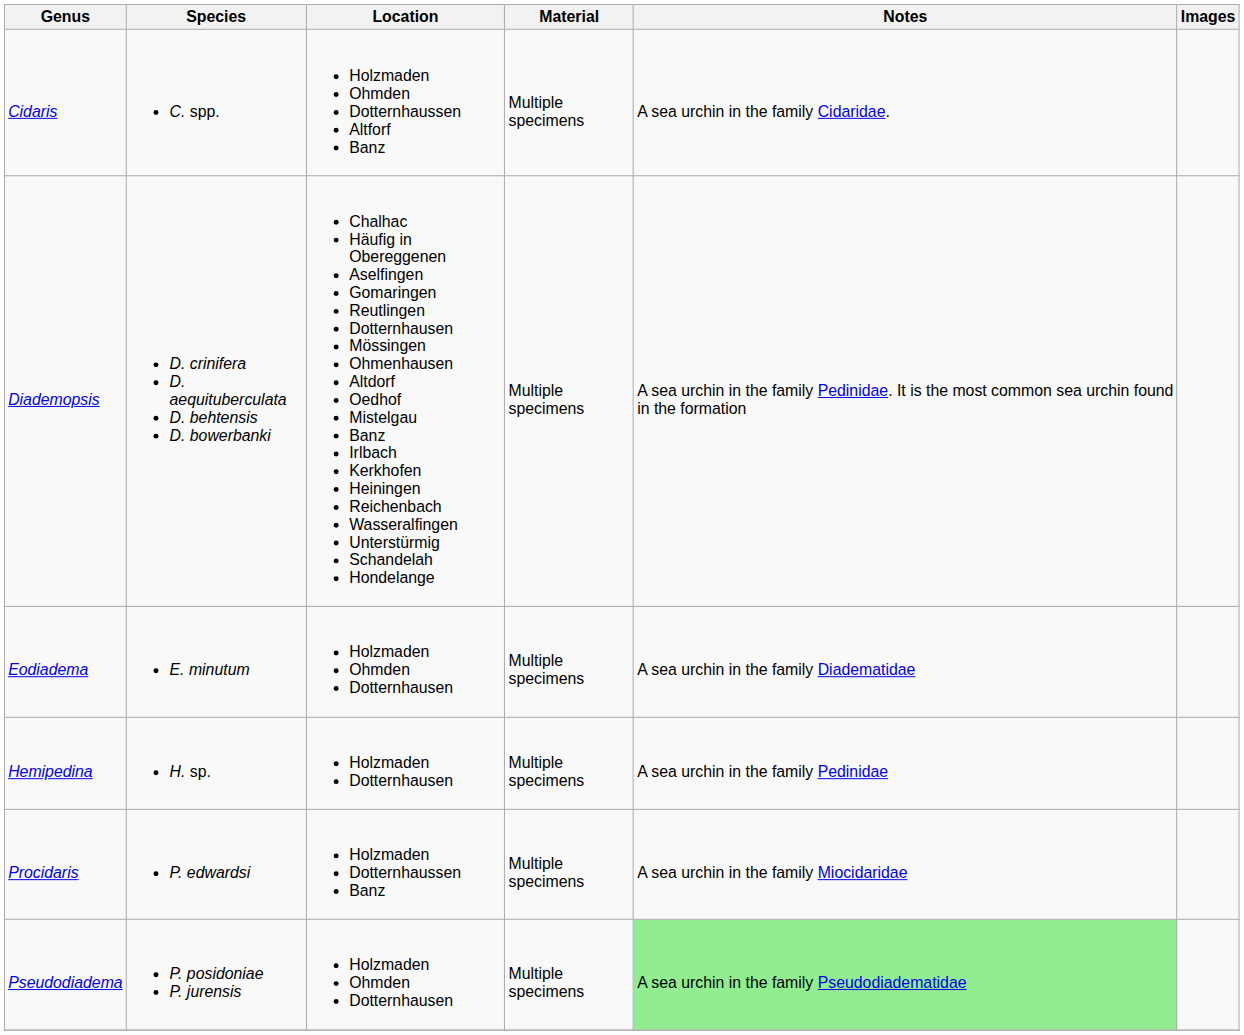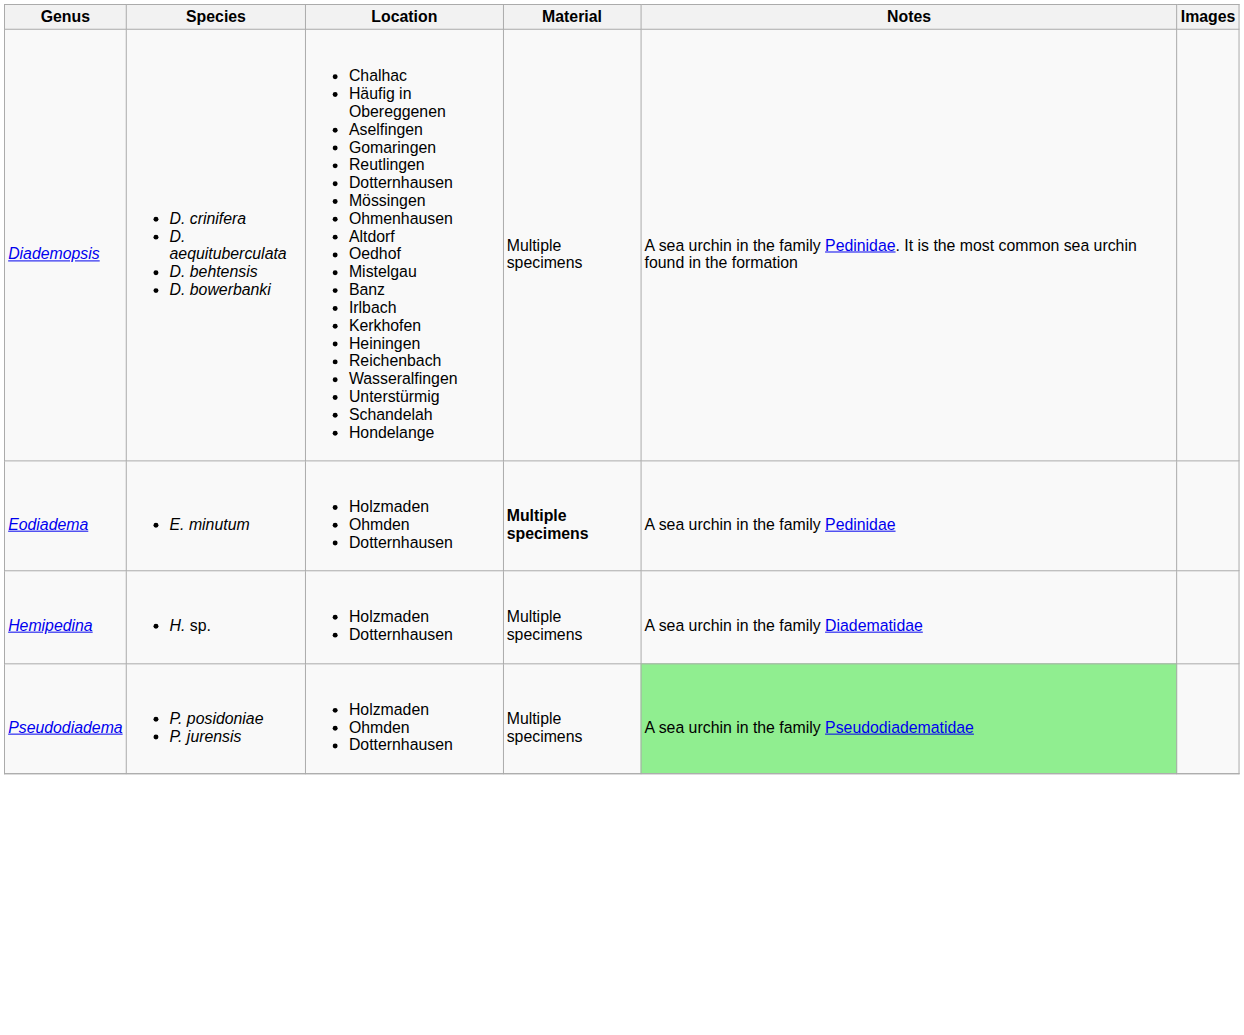- row: (33, 111)
(546, 670) normal -> (548, 524) bold
(776, 670) A sea urchin in the family Diadematidae -> (770, 524) A sea urchin in the family Pedinidae
(763, 771) A sea urchin in the family Pedinidae -> (784, 626) A sea urchin in the family Diadematidae
- row: (43, 873)
